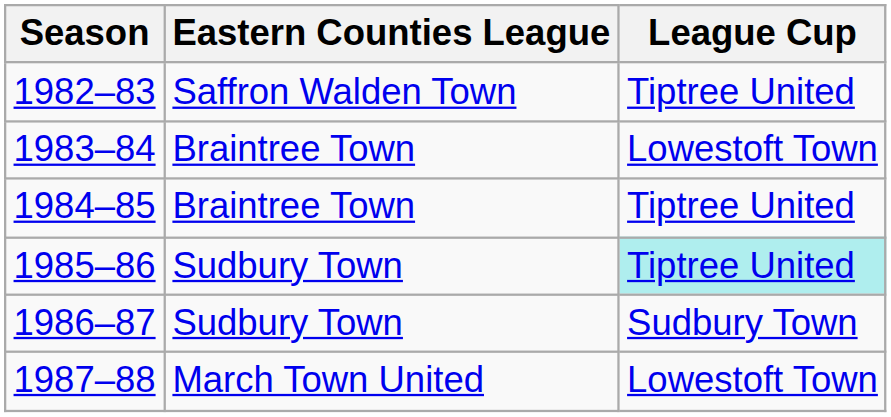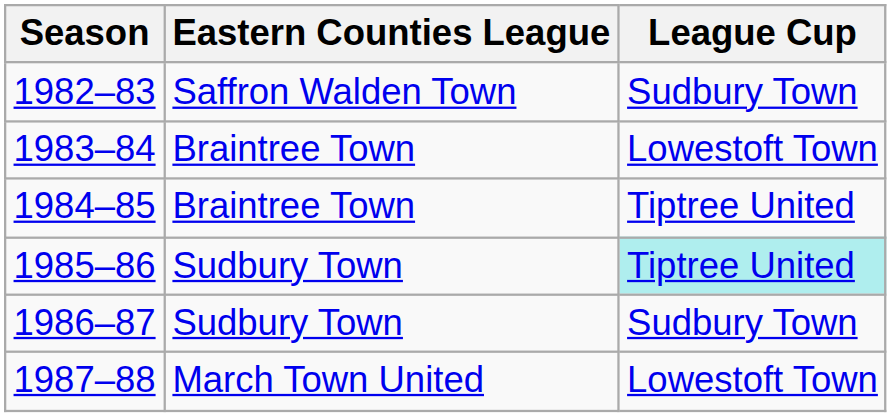(741, 91) Tiptree United -> (742, 91) Sudbury Town
